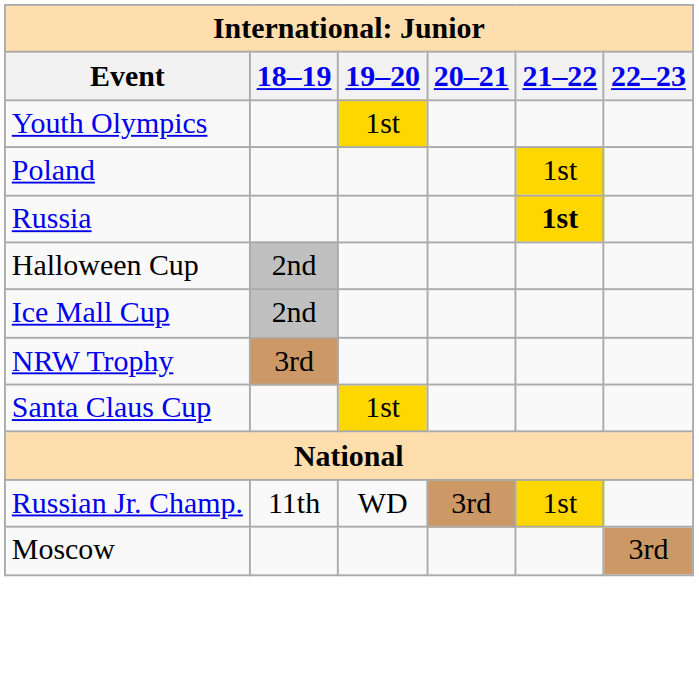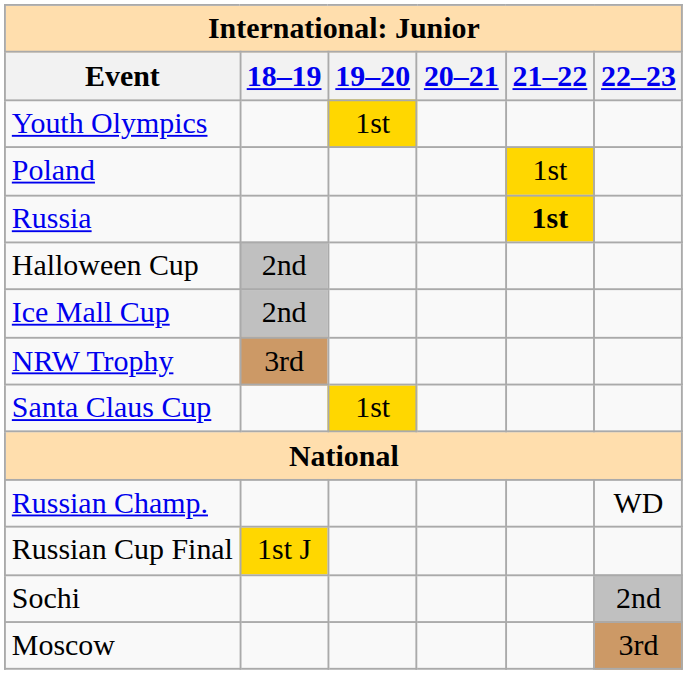+ row: (110, 502)
- row: (127, 502)
+ row: (122, 550)
+ row: (46, 597)
